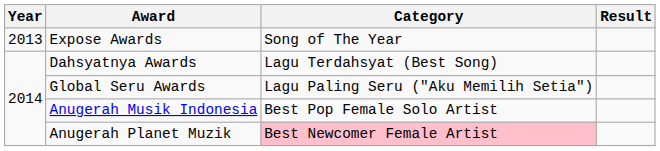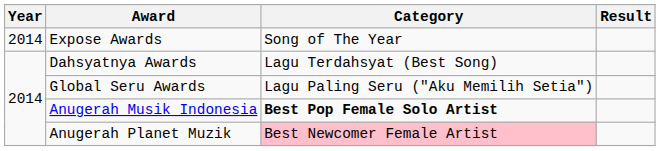(25, 40) 2013 -> (25, 40) 2014
(381, 110) normal -> (381, 110) bold
